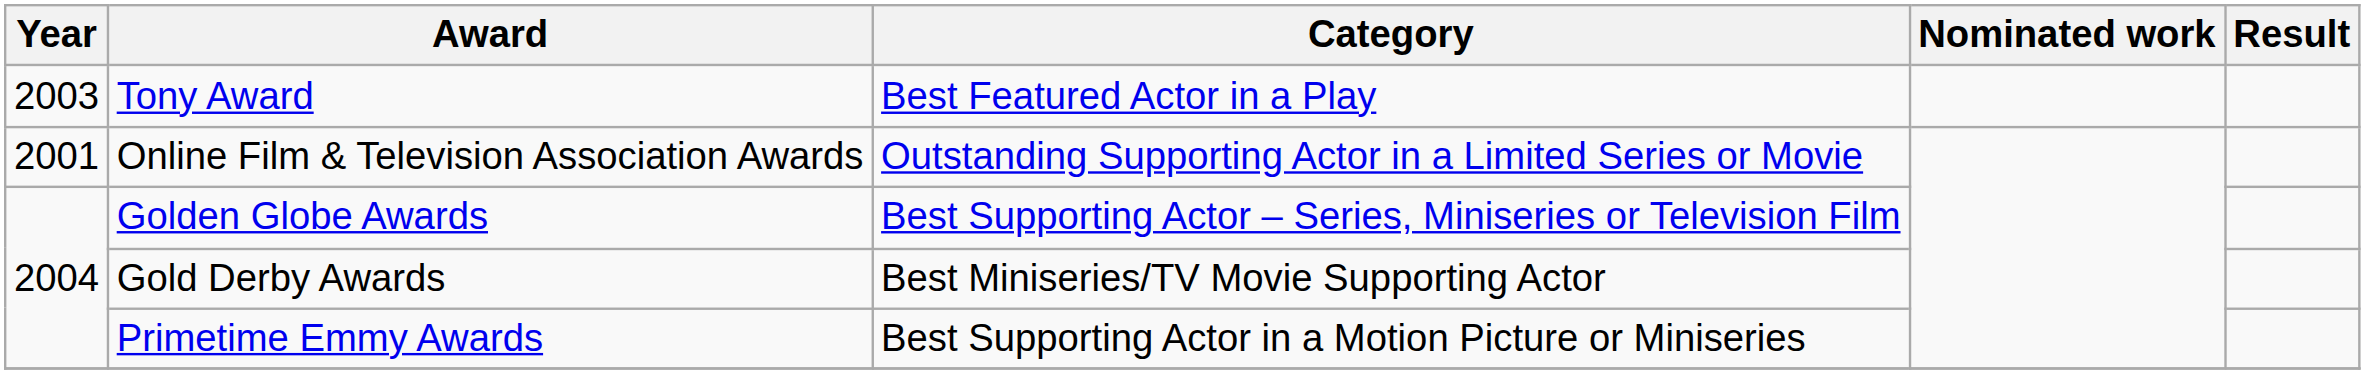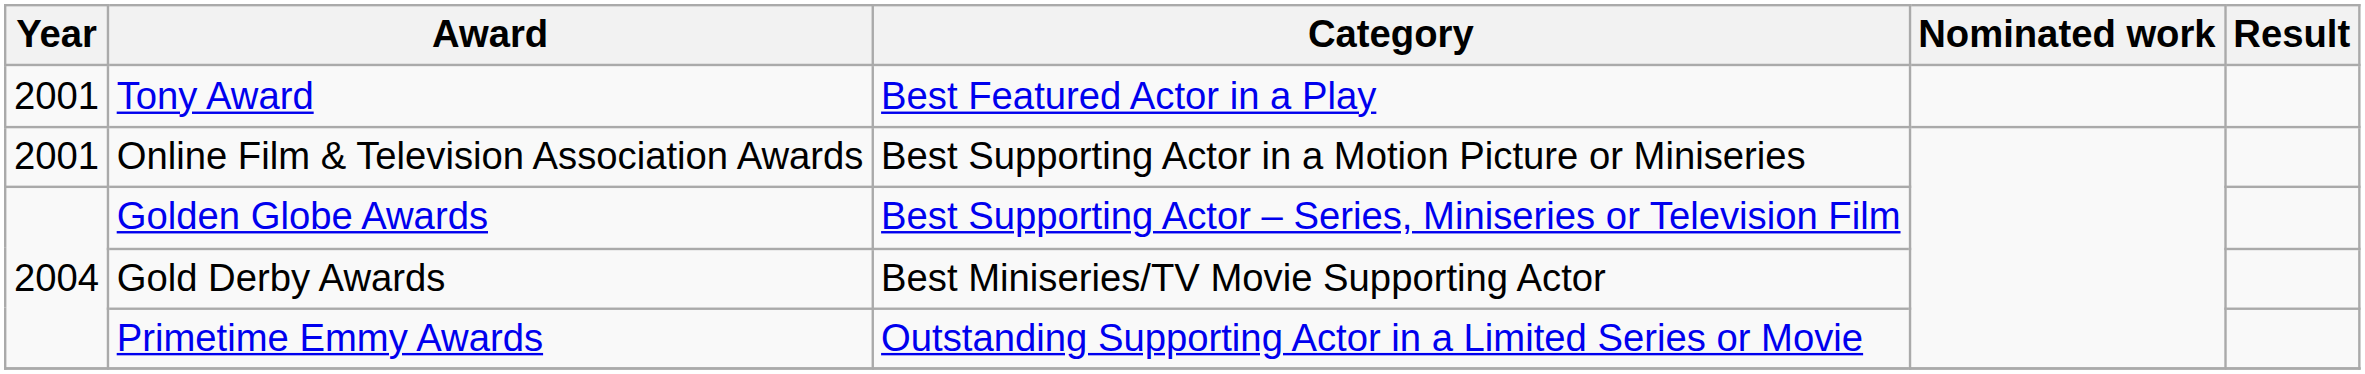(57, 95) 2003 -> (57, 95) 2001
(1372, 156) Outstanding Supporting Actor in a Limited Series or Movie -> (1343, 156) Best Supporting Actor in a Motion Picture or Miniseries
(1343, 338) Best Supporting Actor in a Motion Picture or Miniseries -> (1372, 338) Outstanding Supporting Actor in a Limited Series or Movie
